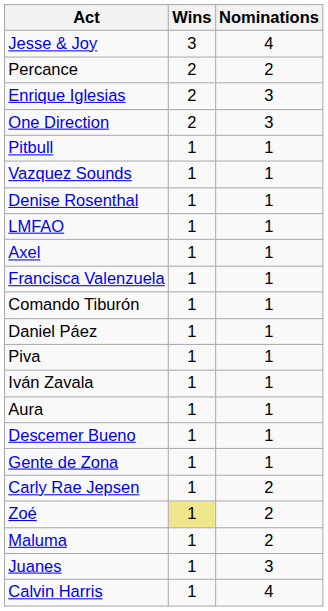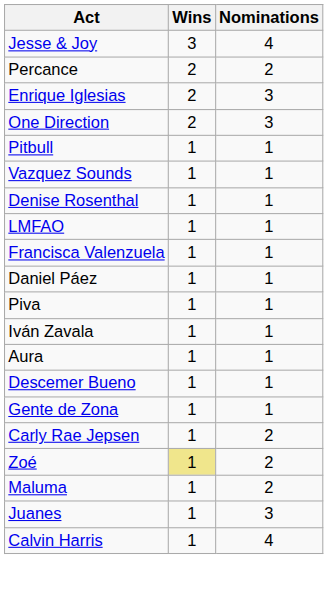- row: (24, 252)
- row: (74, 305)
